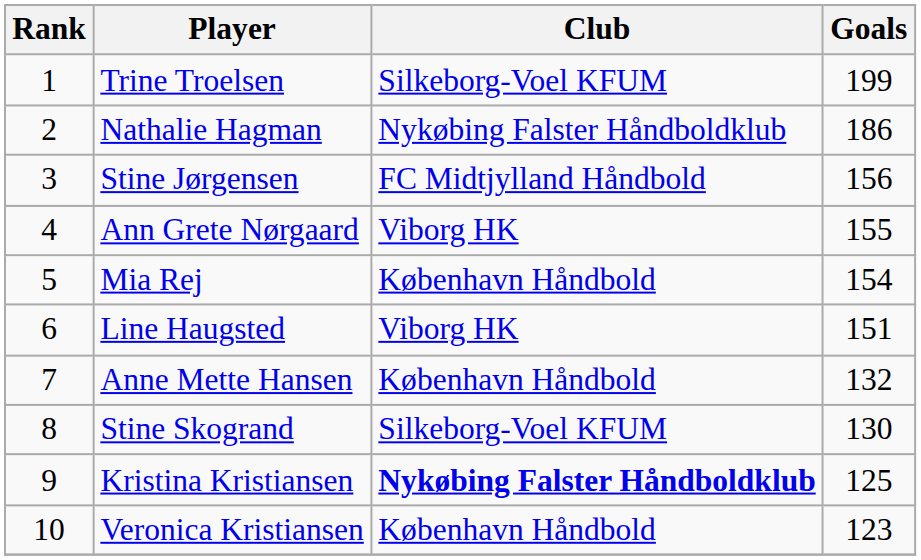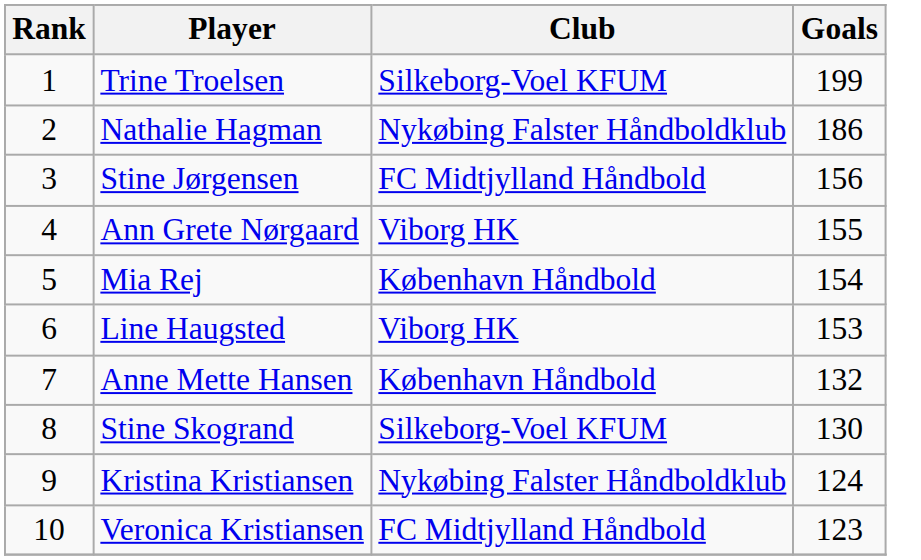(869, 329) 151 -> (839, 329) 153
(597, 479) bold -> (582, 479) normal
(869, 479) 125 -> (839, 479) 124
(517, 529) København Håndbold -> (542, 529) FC Midtjylland Håndbold
